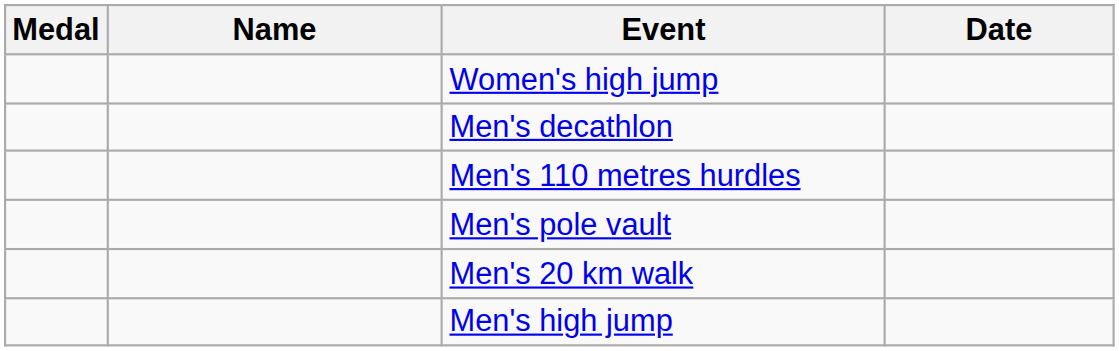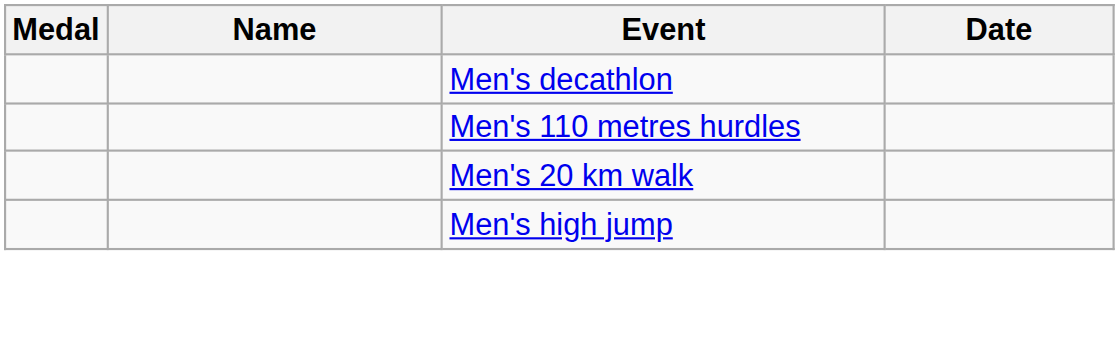- row: (584, 78)
- row: (560, 225)
